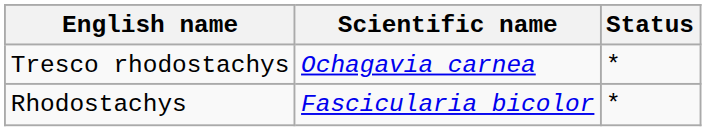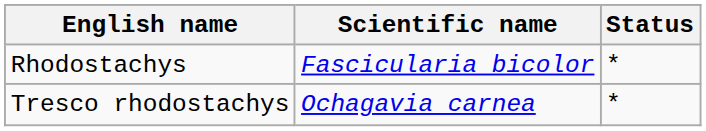rows swapped: (99, 105) <-> (150, 65)
